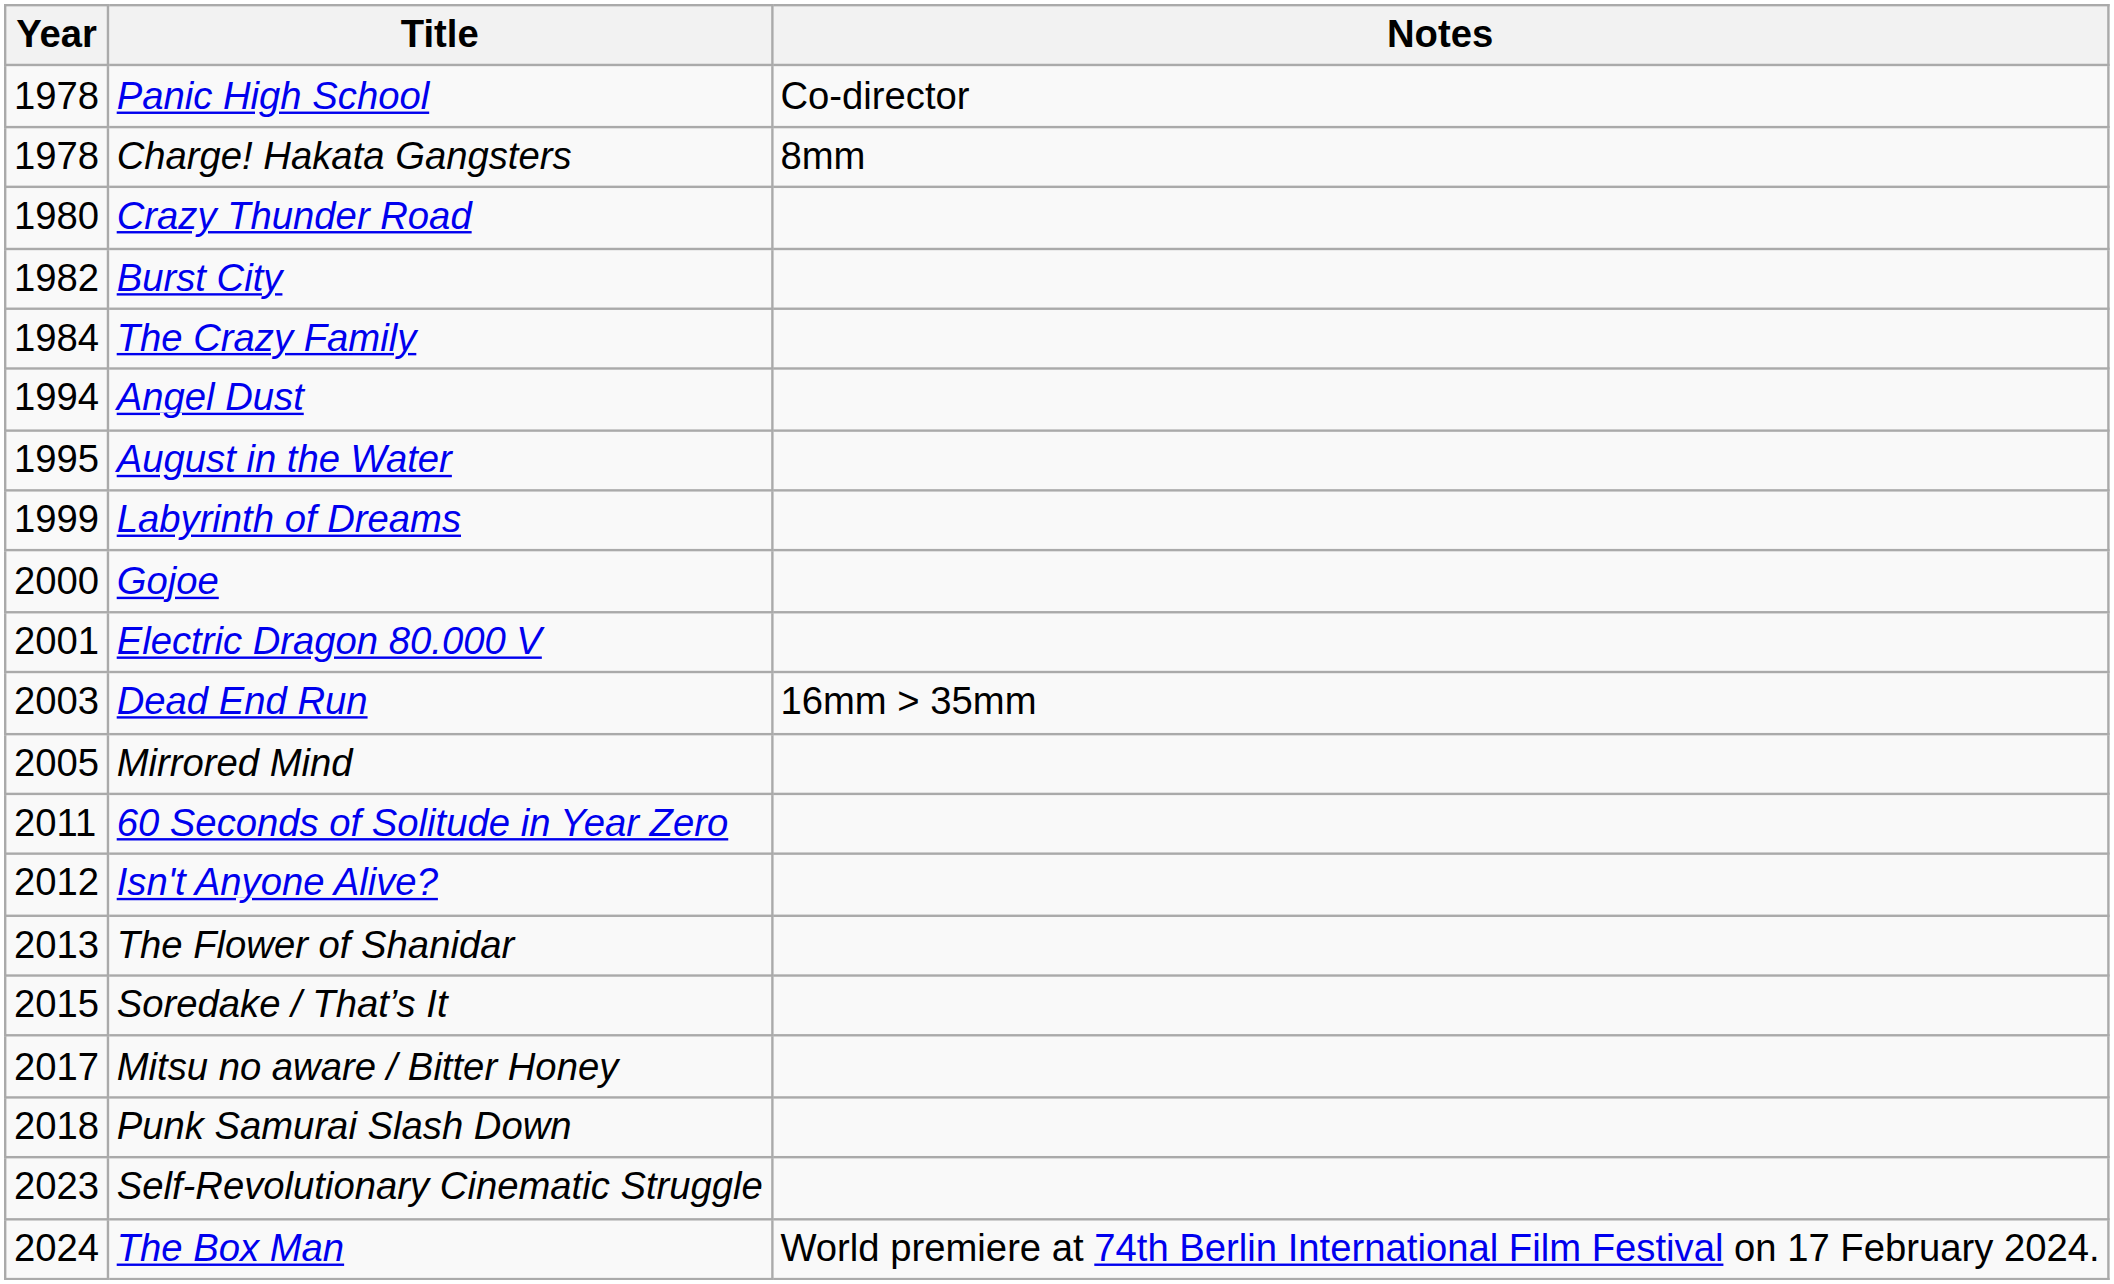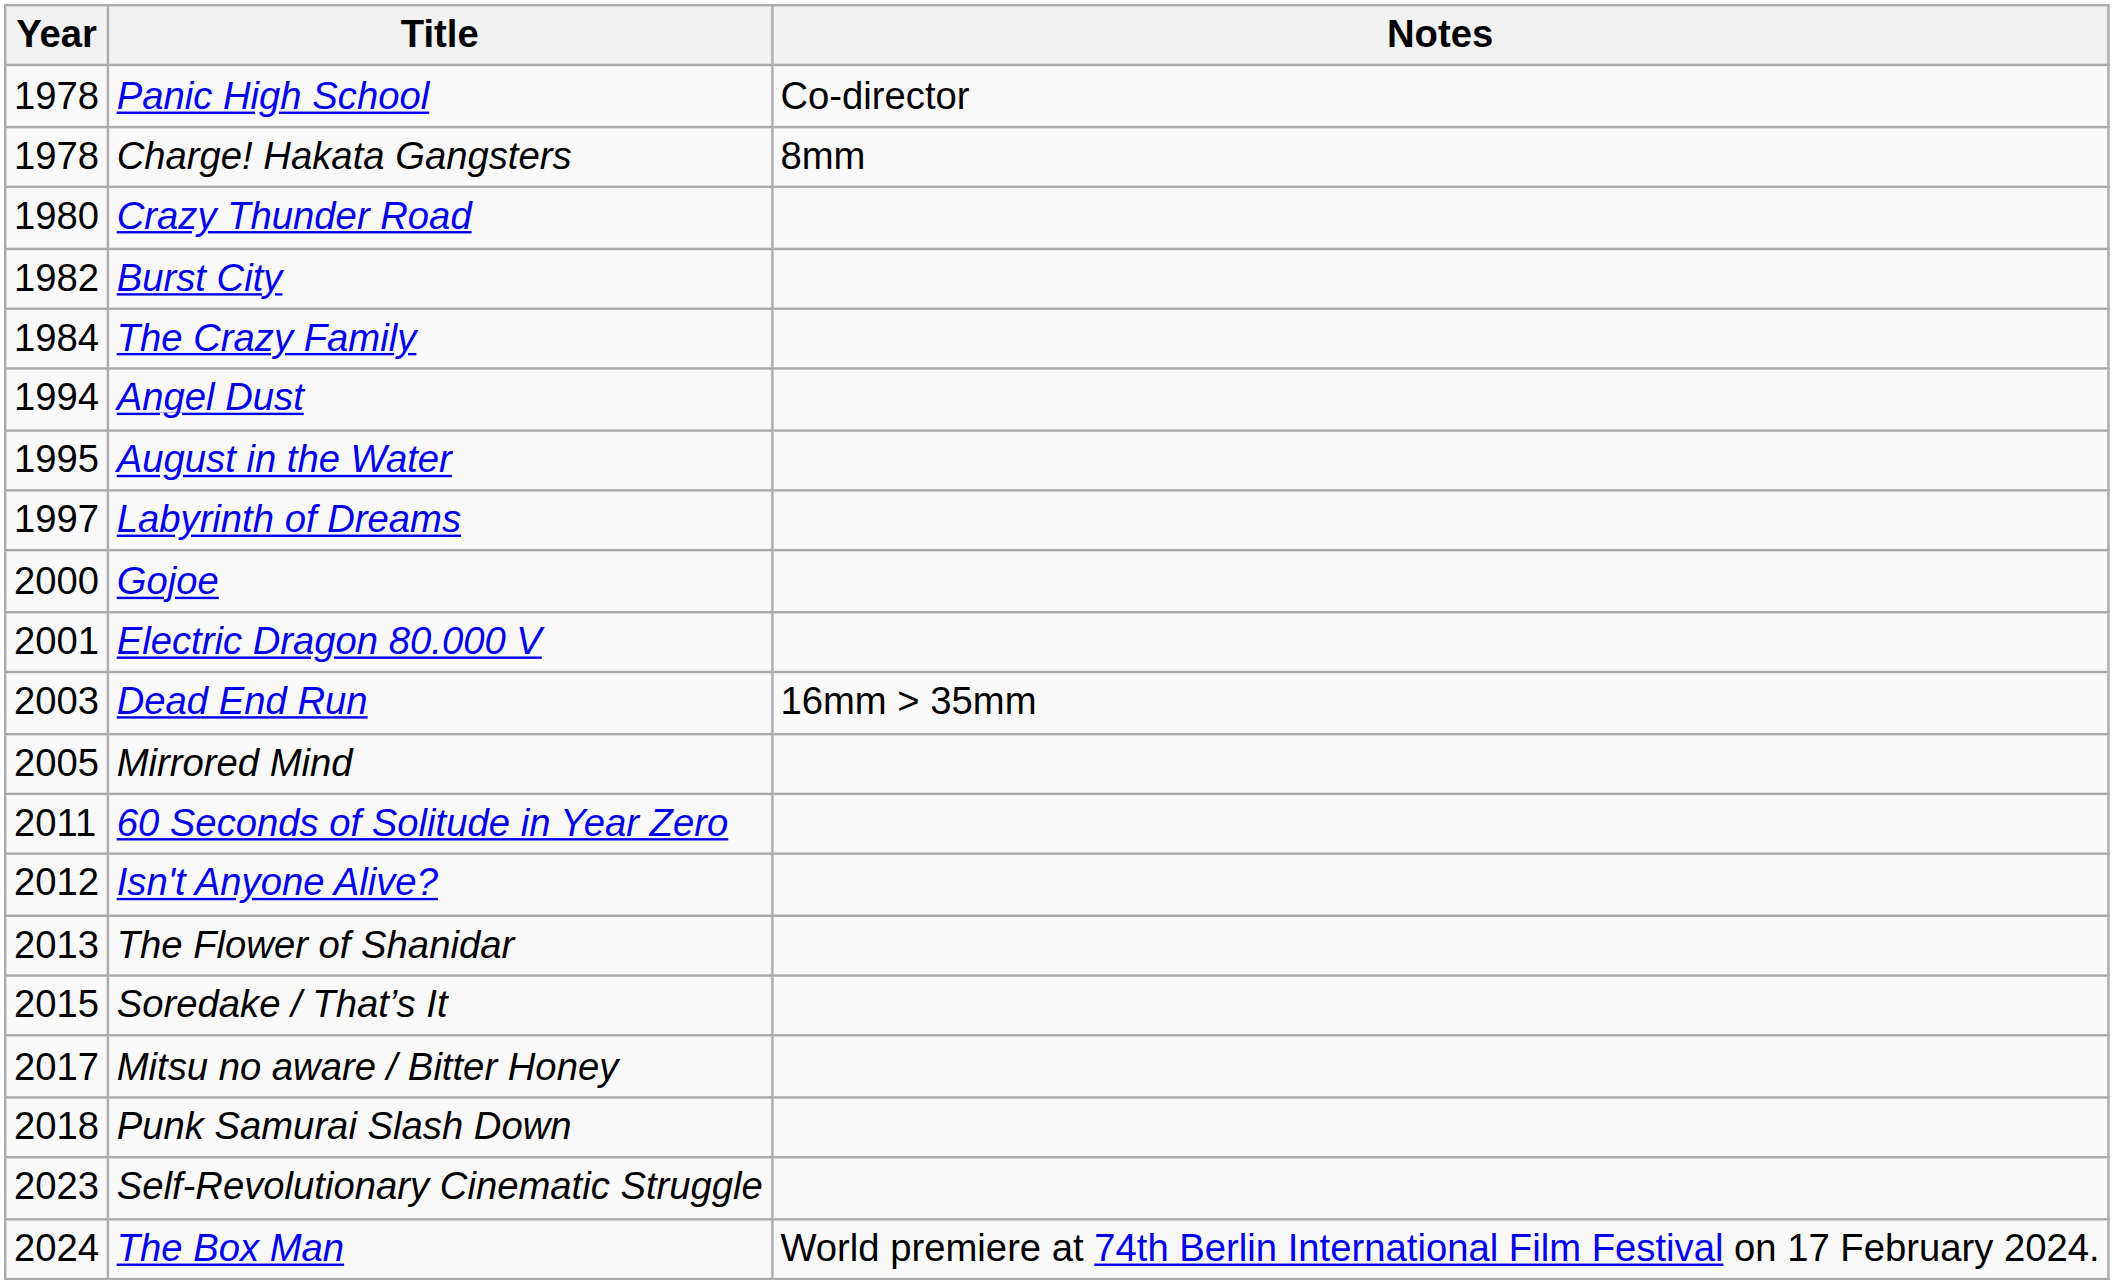(57, 519) 1999 -> (57, 519) 1997
